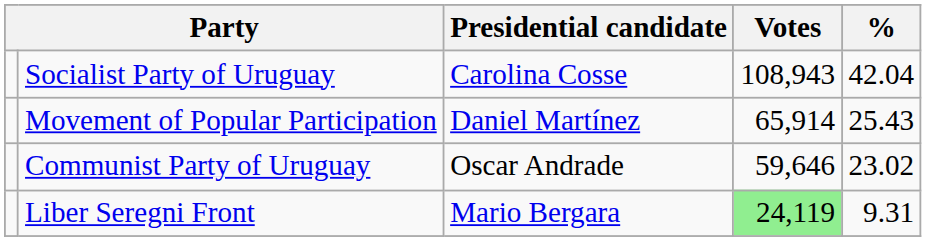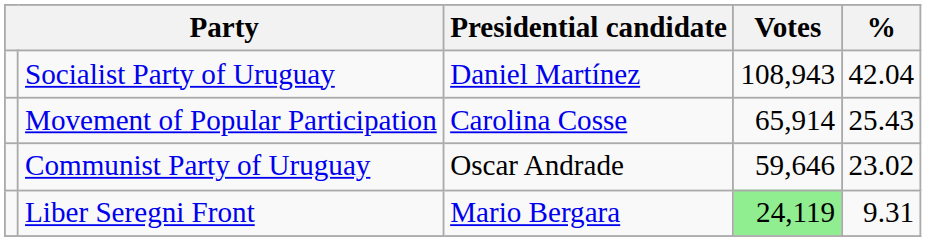(539, 73) Carolina Cosse -> (545, 73) Daniel Martínez
(545, 119) Daniel Martínez -> (539, 119) Carolina Cosse
